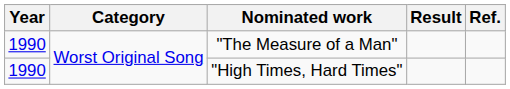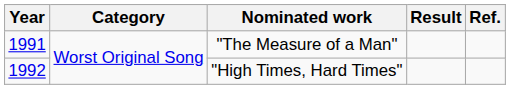(27, 44) 1990 -> (27, 44) 1991
(27, 71) 1990 -> (27, 71) 1992
